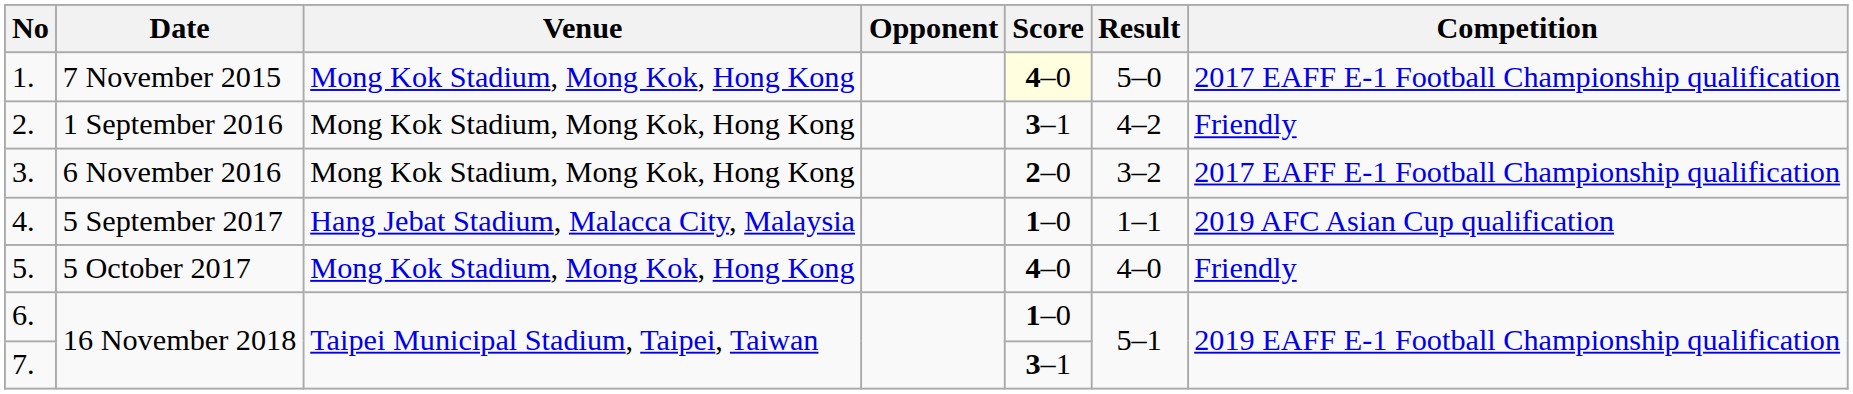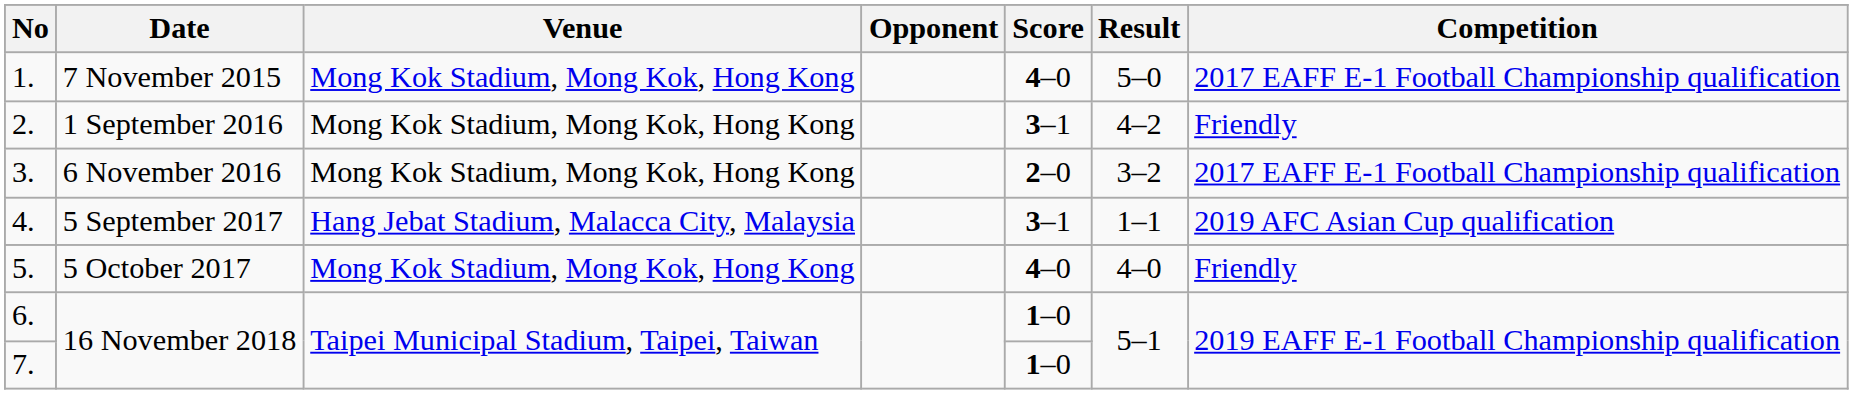(1048, 76) lightyellow background -> (1048, 76) no background
(1048, 220) 1–0 -> (1048, 220) 3–1
(1048, 364) 3–1 -> (1048, 364) 1–0
